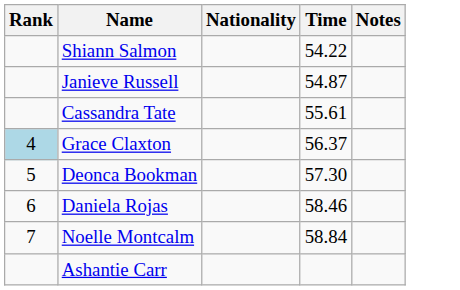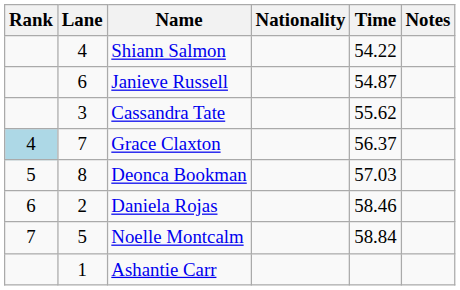+ column: (82, 20)
(326, 113) 55.61 -> (375, 113) 55.62
(326, 175) 57.30 -> (375, 175) 57.03
